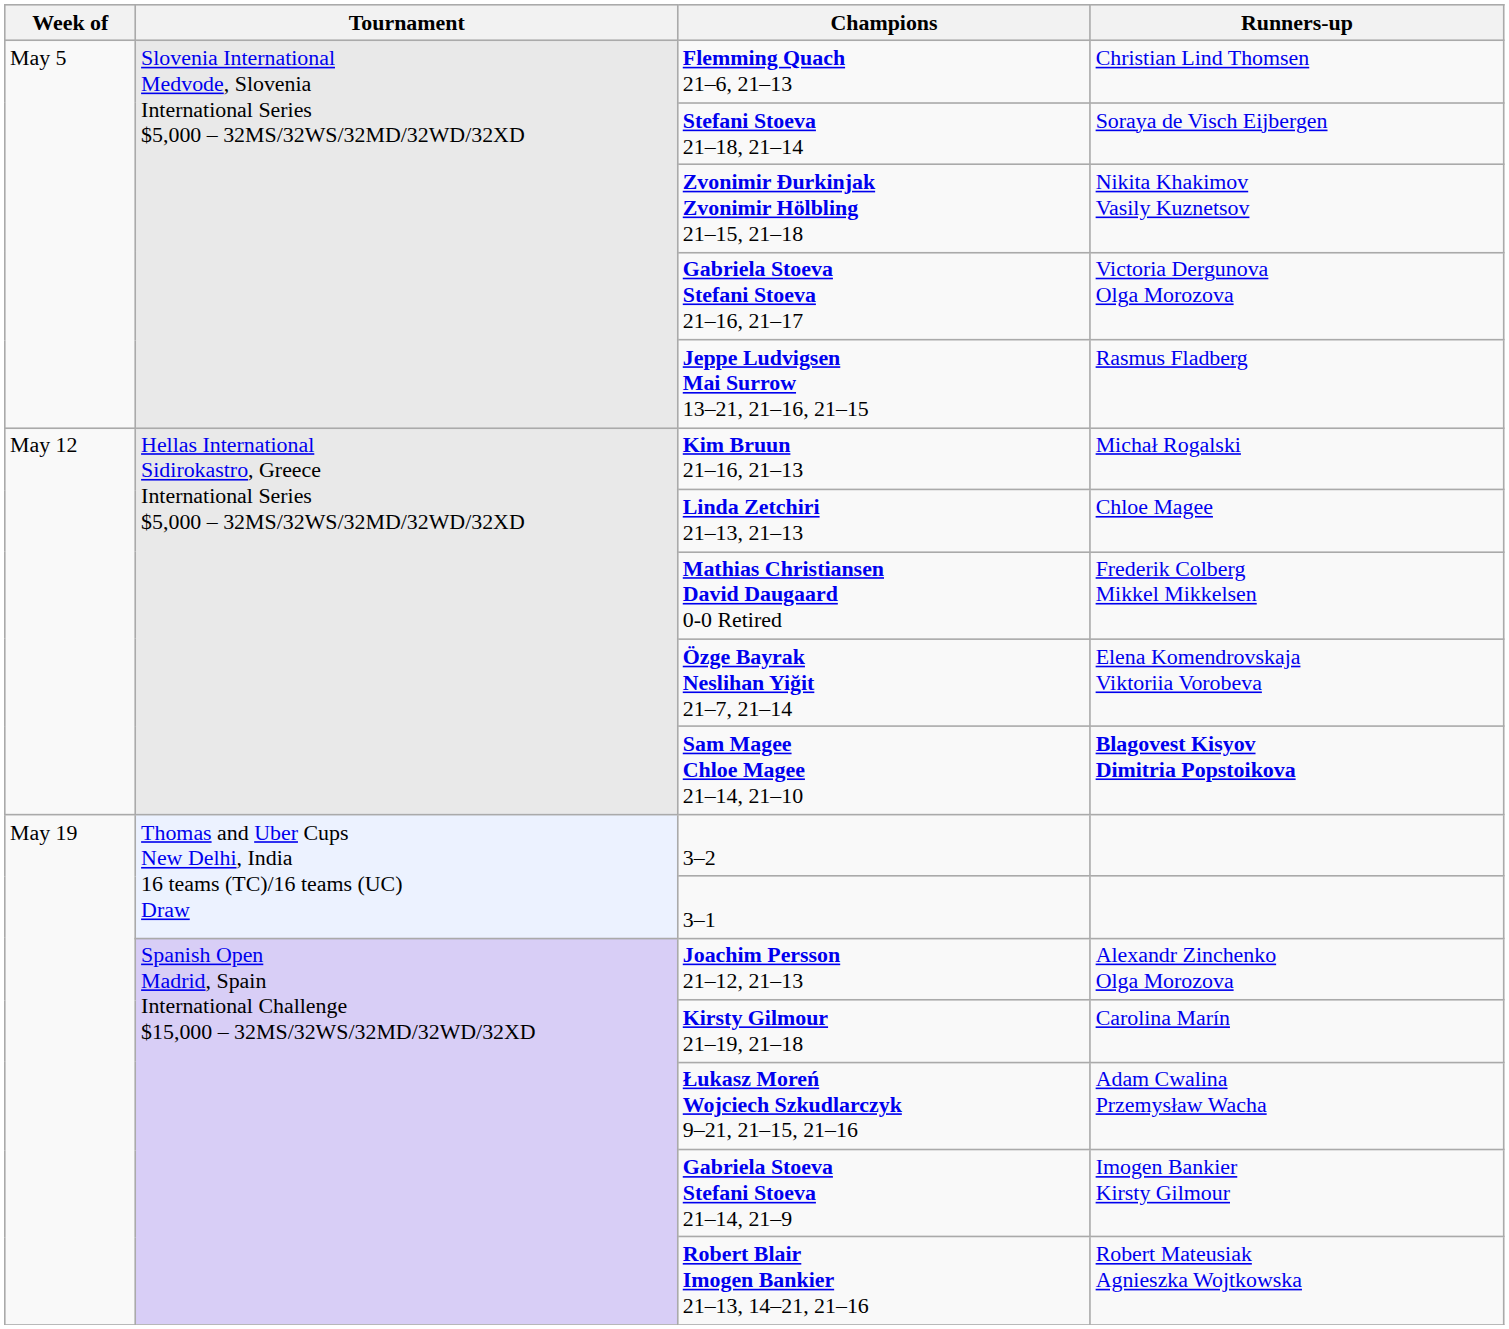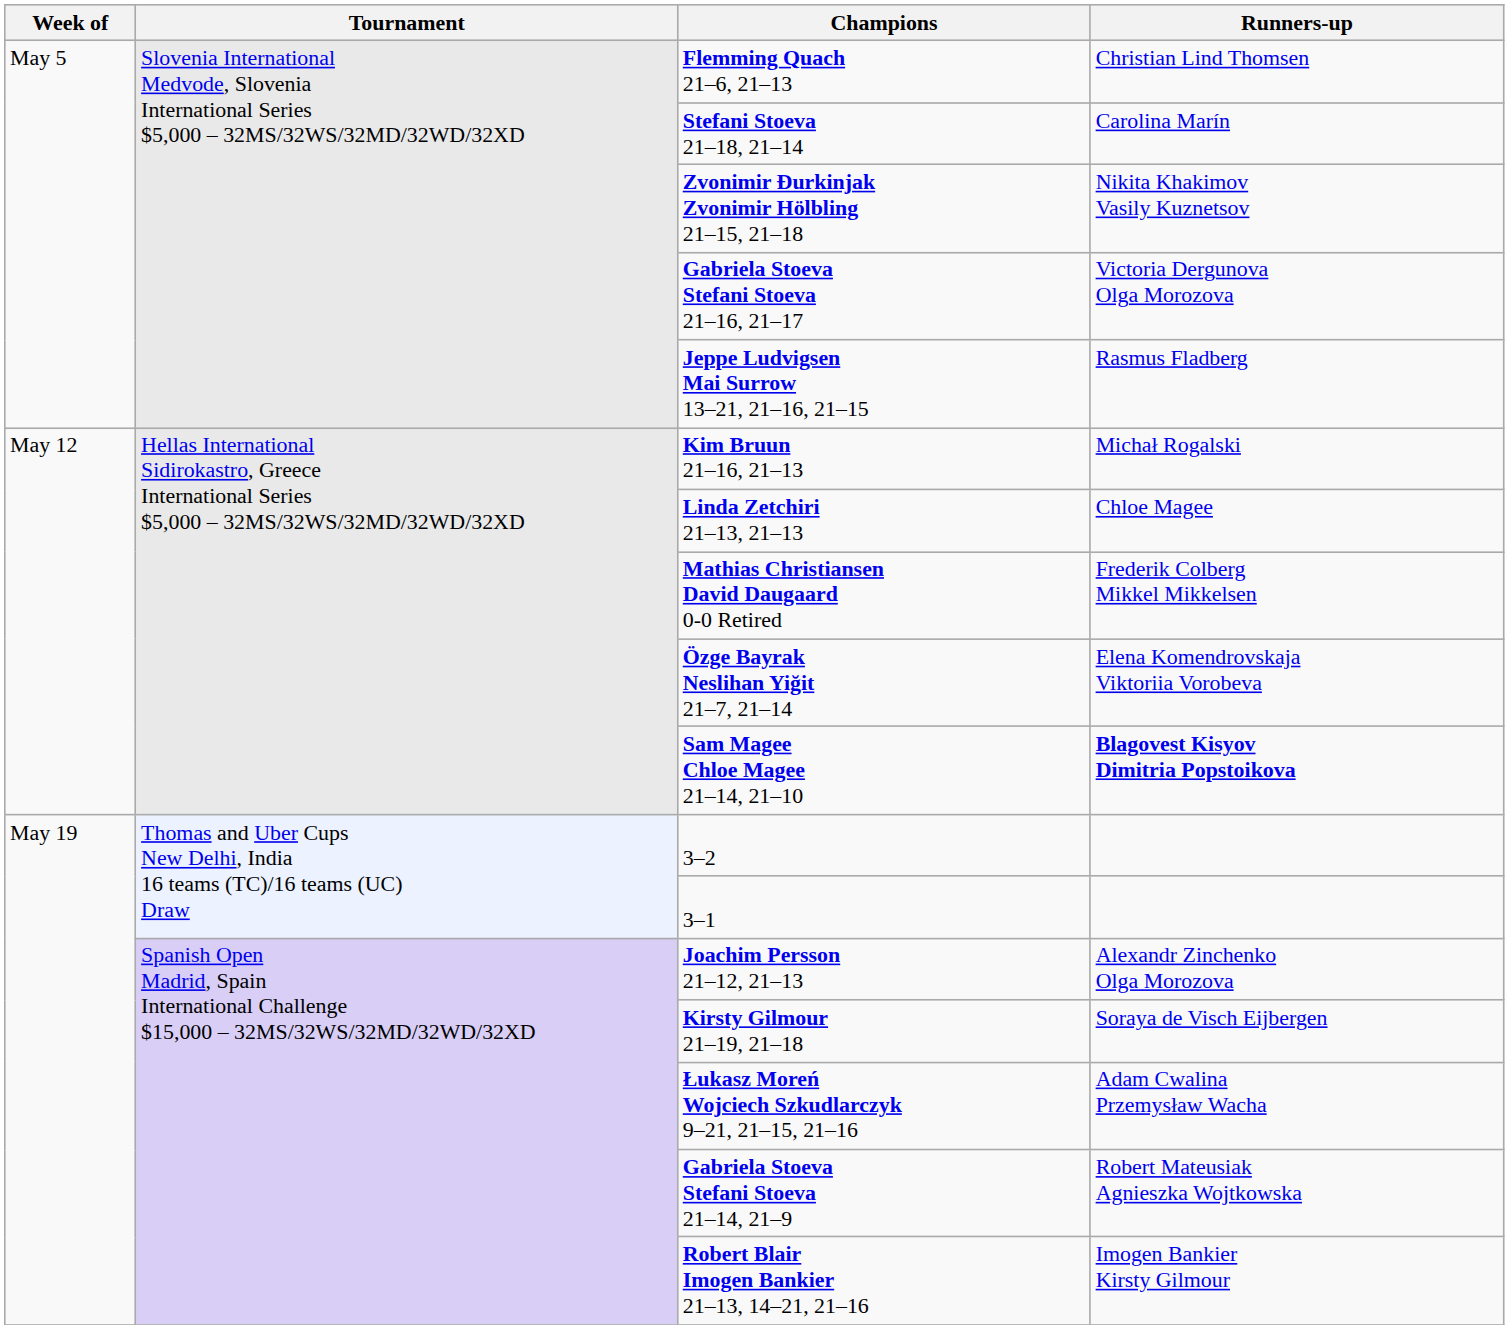(1212, 120) Soraya de Visch Eijbergen -> (1163, 120) Carolina Marín
(1163, 1017) Carolina Marín -> (1212, 1017) Soraya de Visch Eijbergen
(1166, 1179) Imogen Bankier Kirsty Gilmour -> (1199, 1179) Robert Mateusiak Agnieszka Wojtkowska
(1199, 1267) Robert Mateusiak Agnieszka Wojtkowska -> (1166, 1267) Imogen Bankier Kirsty Gilmour
